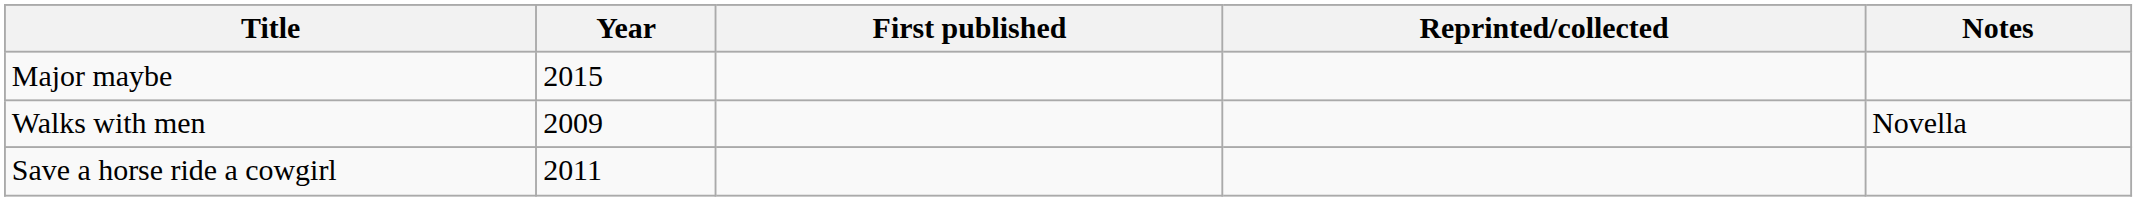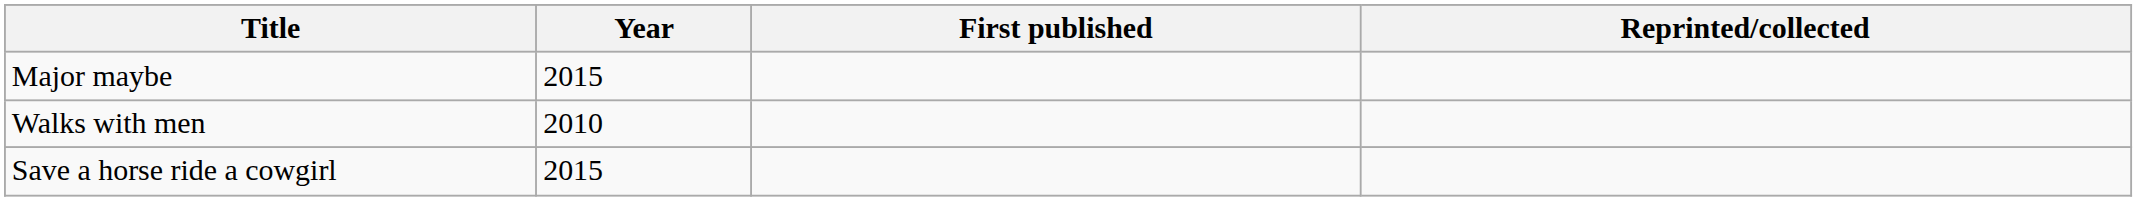- column: (1998, 28)
(573, 123) 2009 -> (573, 123) 2010
(573, 170) 2011 -> (573, 170) 2015
